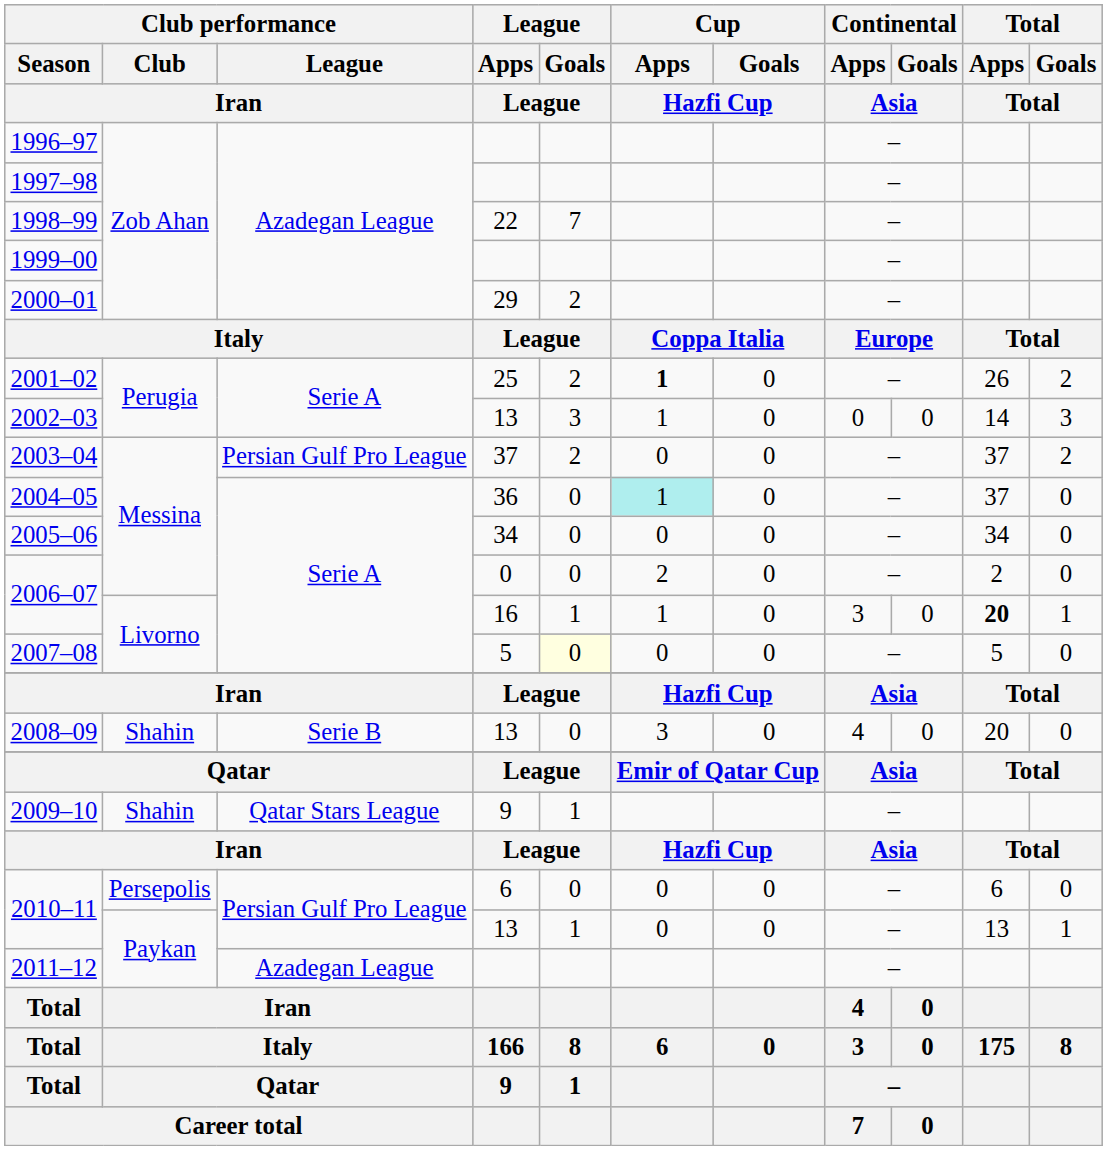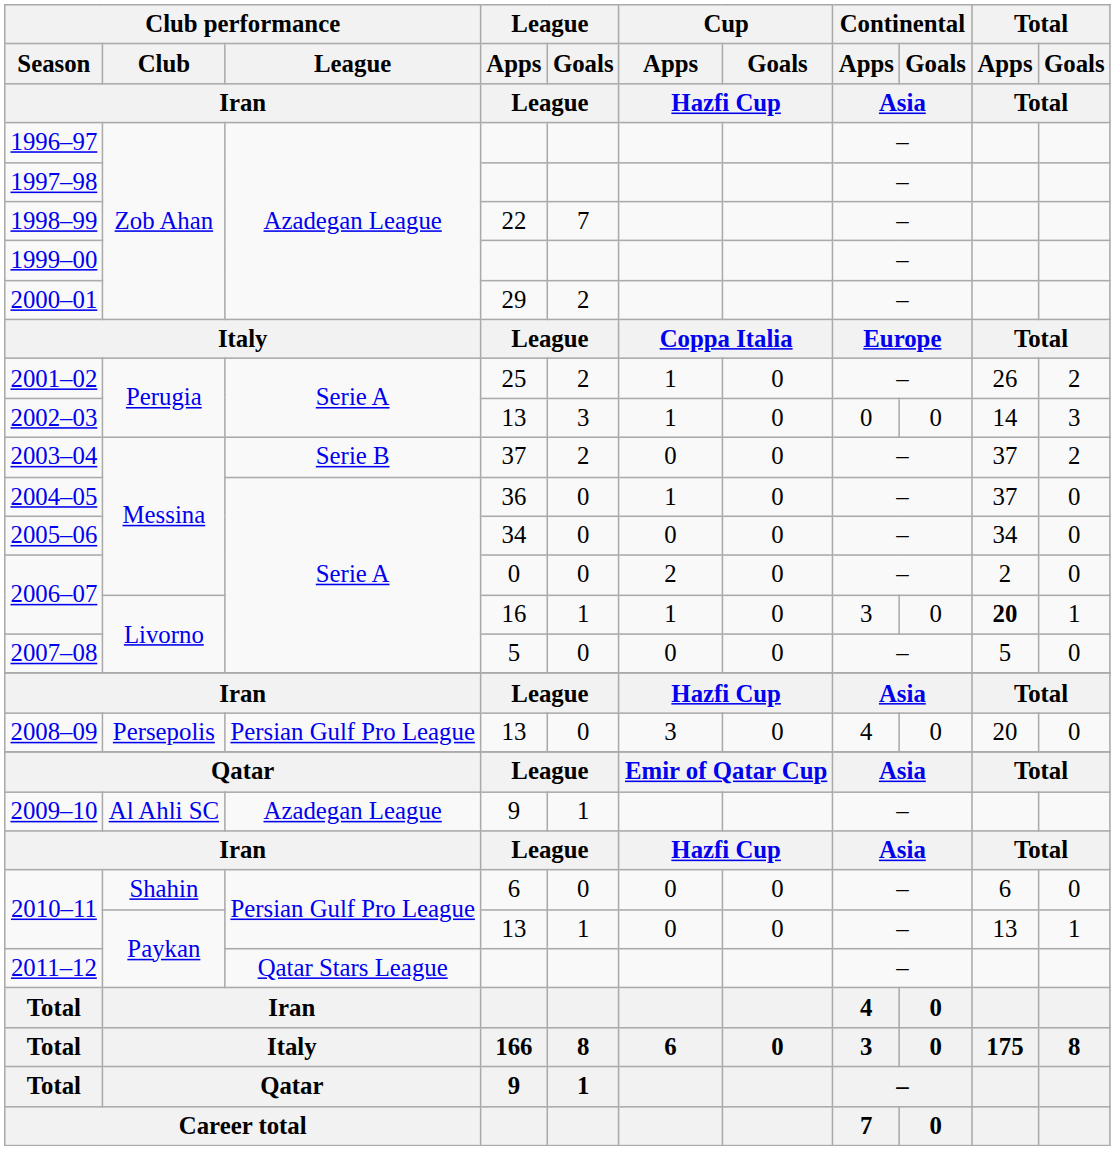(662, 378) bold -> (671, 378) normal
(344, 456) Persian Gulf Pro League -> (353, 456) Serie B
(662, 496) paleturquoise background -> (671, 496) no background
(575, 653) lightyellow background -> (583, 653) no background
(160, 732) Shahin -> (164, 732) Persepolis
(344, 732) Serie B -> (353, 732) Persian Gulf Pro League
(160, 810) Shahin -> (164, 810) Al Ahli SC
(344, 810) Qatar Stars League -> (353, 810) Azadegan League
(160, 889) Persepolis -> (164, 889) Shahin
(344, 968) Azadegan League -> (353, 968) Qatar Stars League
